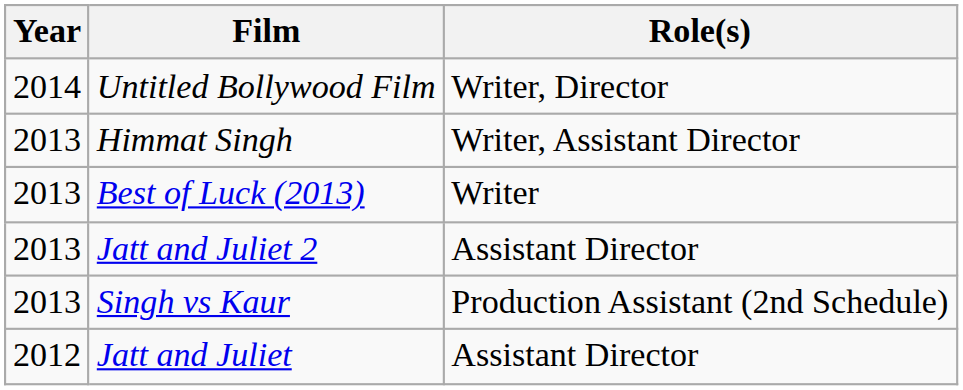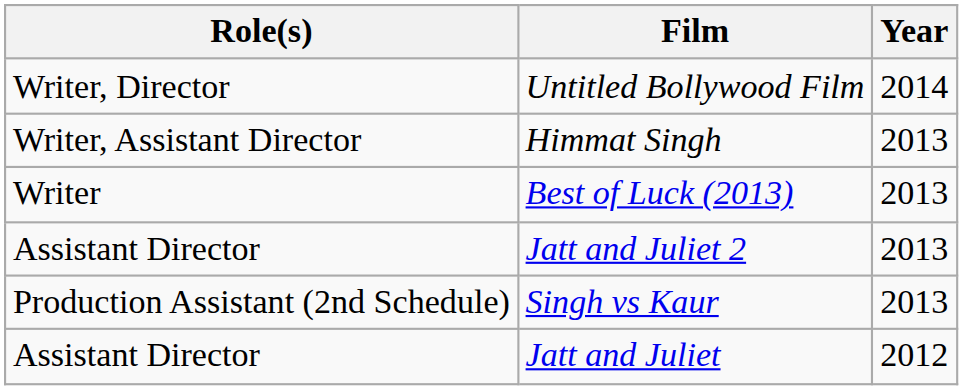columns swapped: (47, 31) <-> (700, 31)
